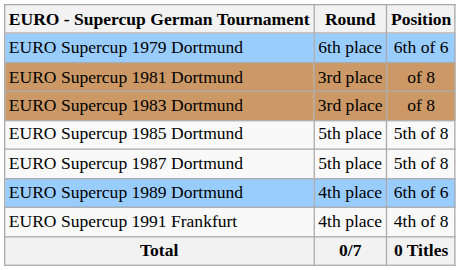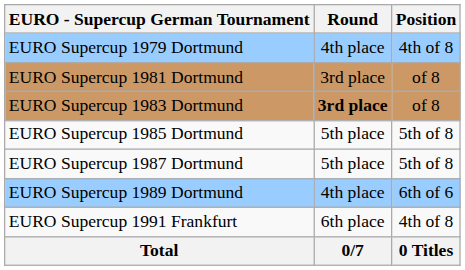(350, 47) 6th place -> (353, 47) 4th place
(421, 47) 6th of 6 -> (426, 47) 4th of 8
(350, 105) normal -> (353, 105) bold
(350, 221) 4th place -> (353, 221) 6th place
